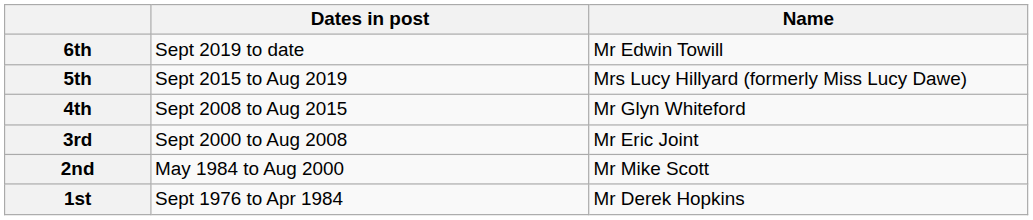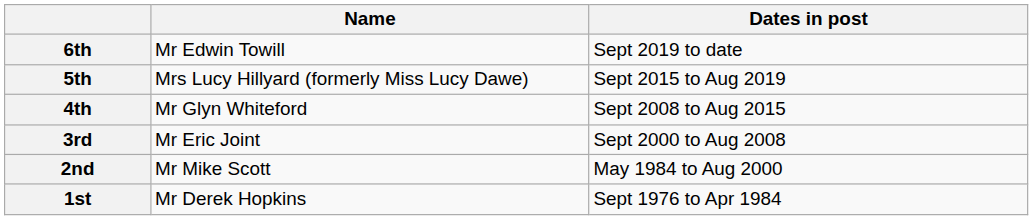columns swapped: (808, 19) <-> (370, 19)
